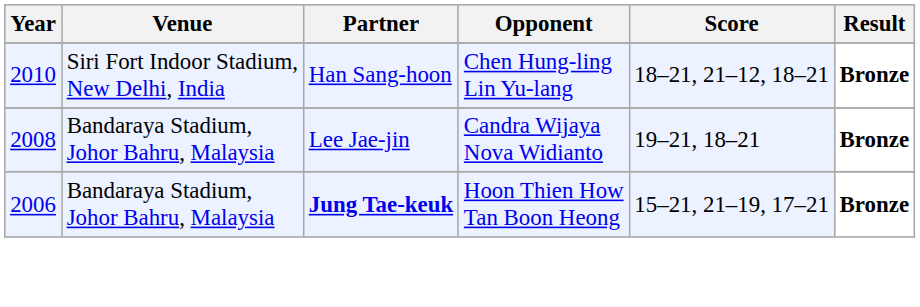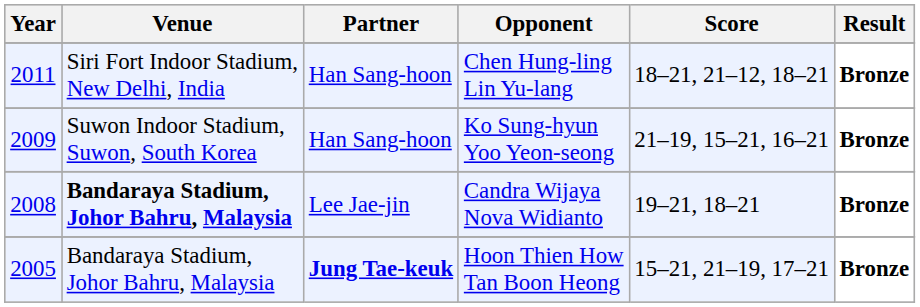(33, 75) 2010 -> (33, 75) 2011
+ row: (539, 139)
(171, 139) normal -> (179, 204) bold
(33, 204) 2006 -> (33, 269) 2005
